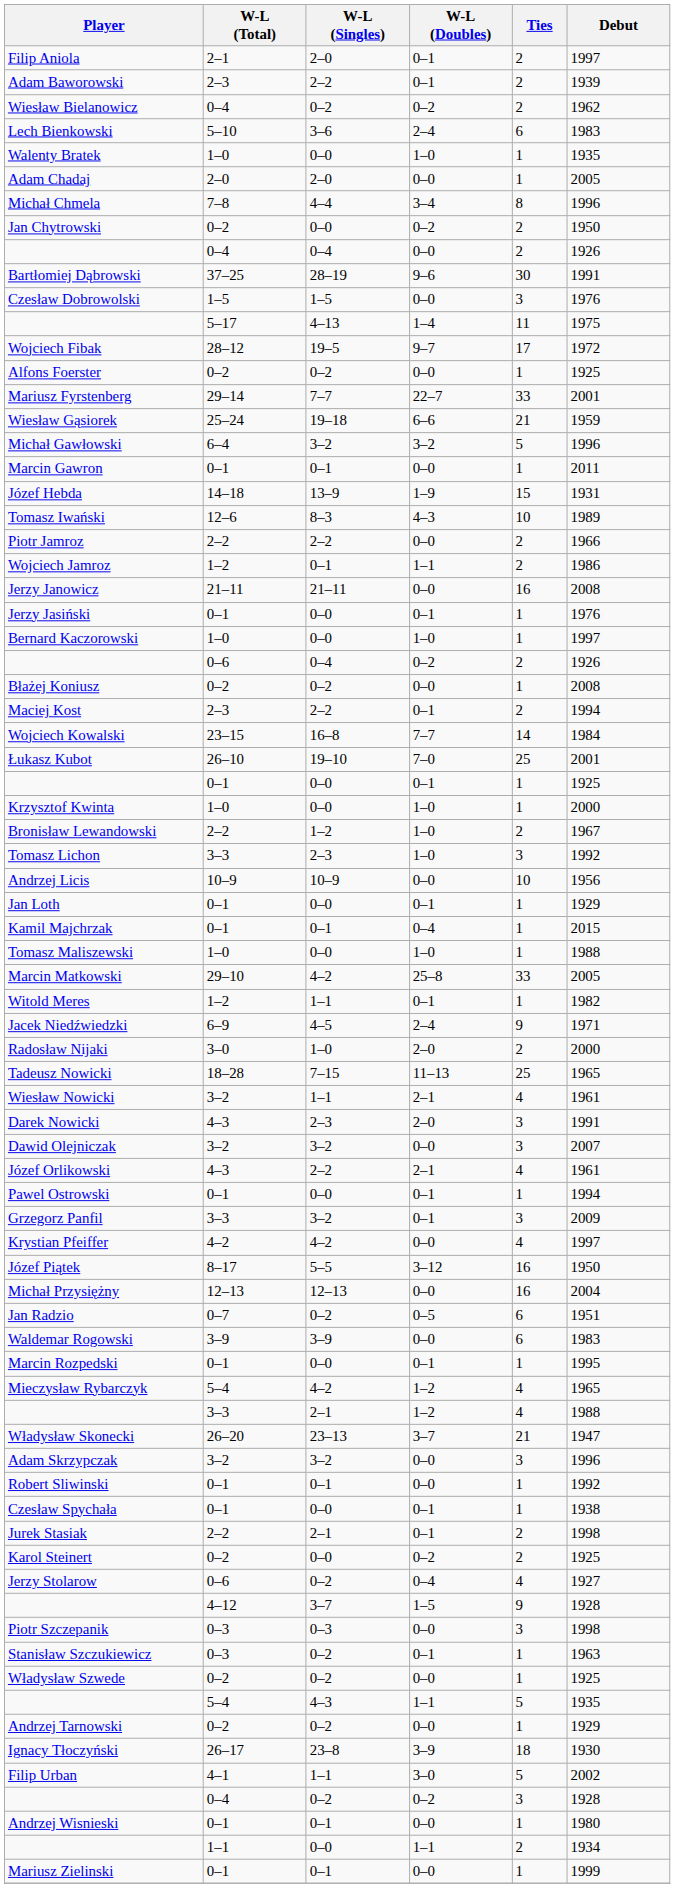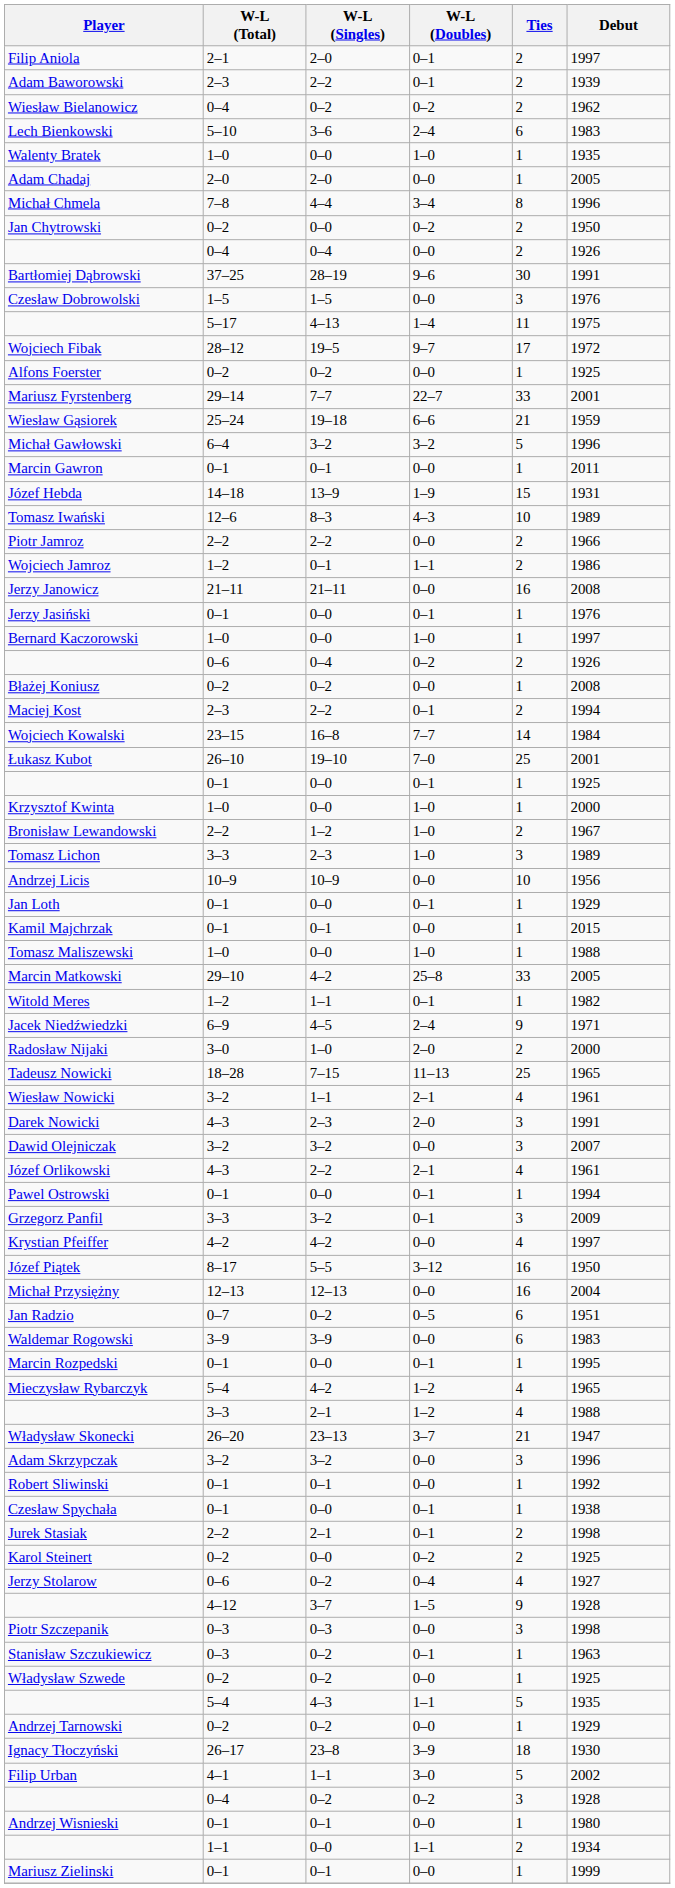(585, 855) 1992 -> (585, 855) 1989
(424, 928) 0–4 -> (424, 928) 0–0
